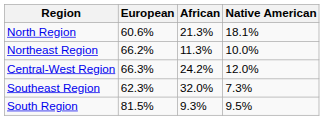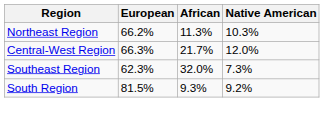- row: (41, 32)
(242, 50) 10.0% -> (242, 32) 10.3%
(196, 69) 24.2% -> (196, 50) 21.7%
(239, 106) 9.5% -> (239, 87) 9.2%
